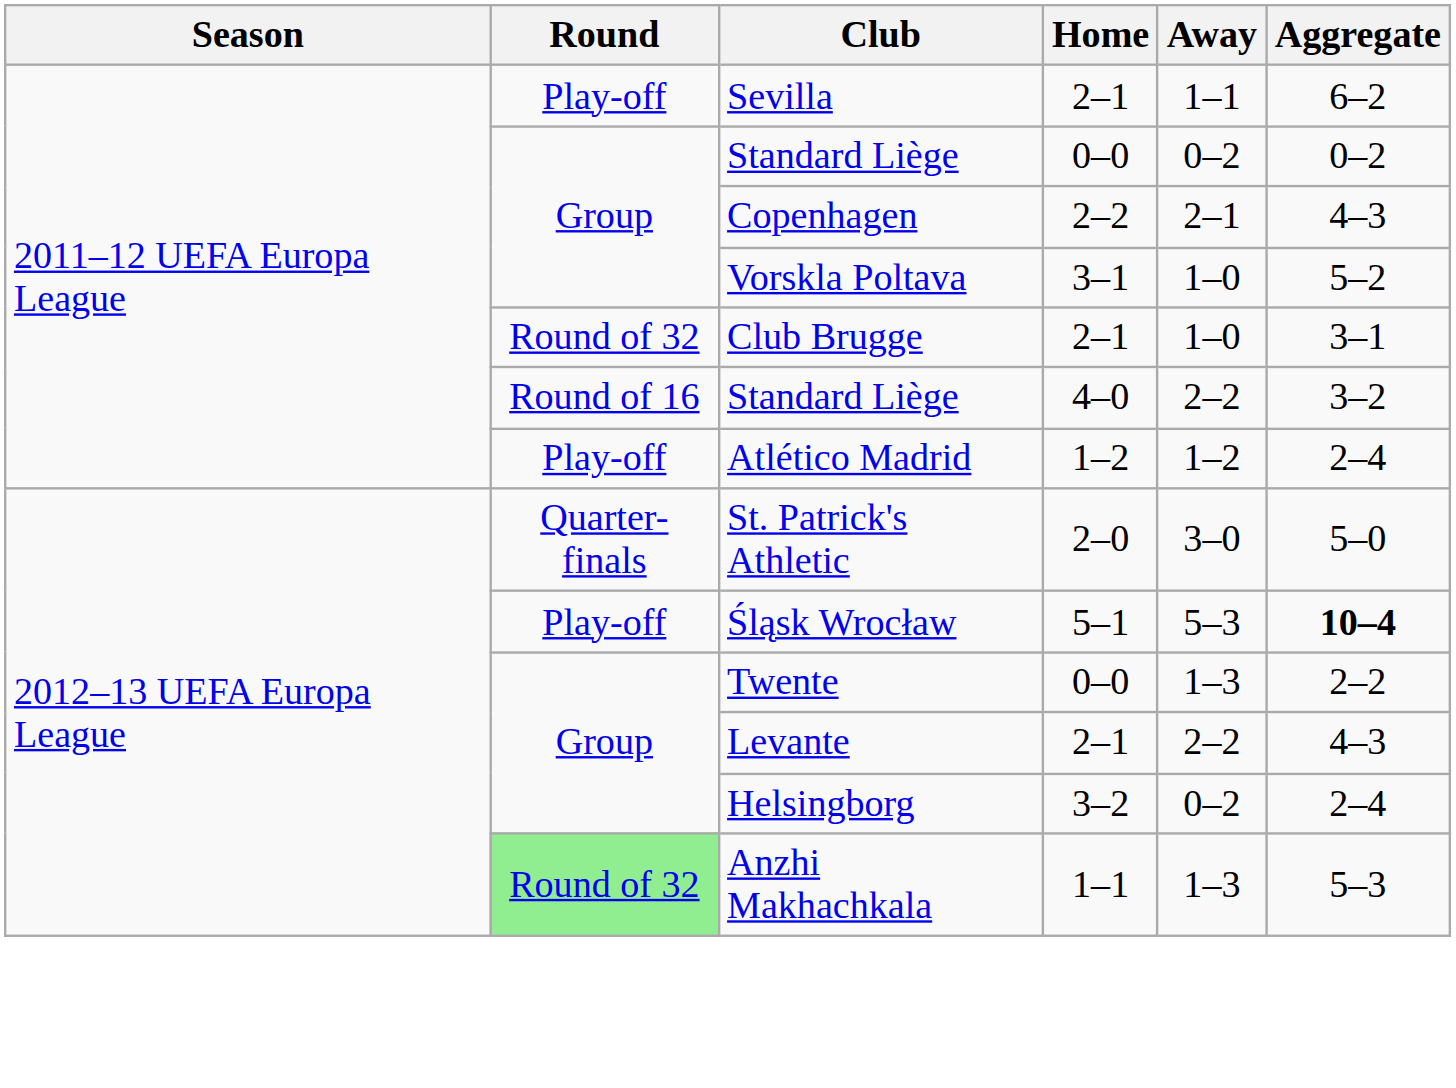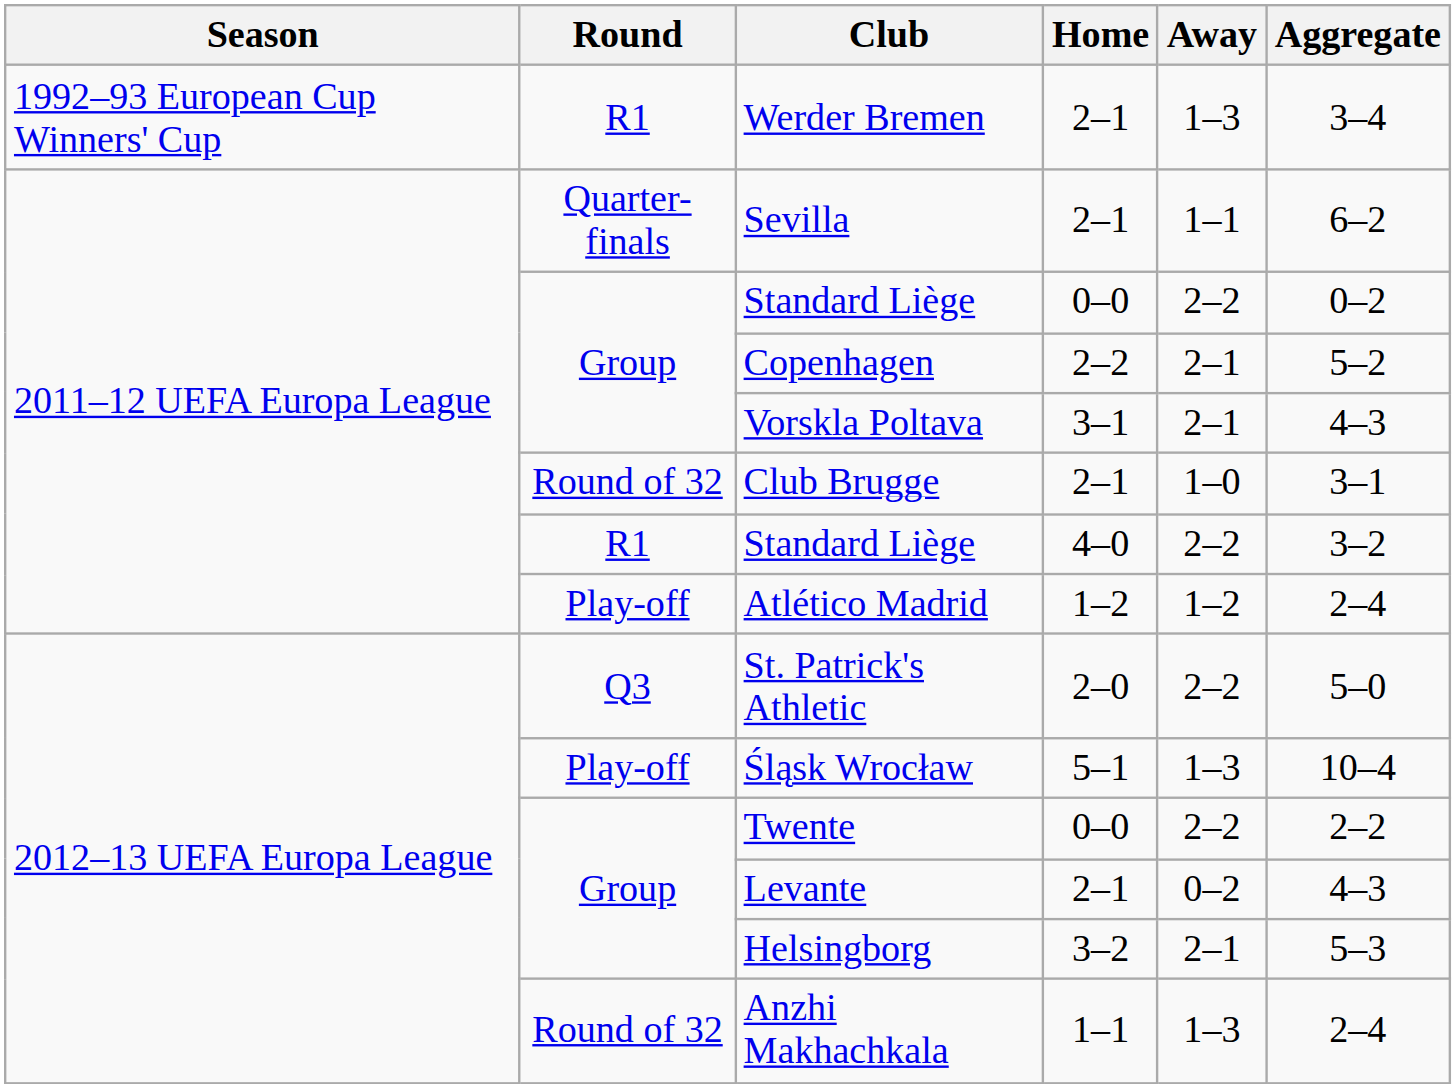+ row: (864, 116)
(604, 95) Play-off -> (628, 219) Quarter-finals
(1212, 155) 0–2 -> (1212, 301) 2–2
(1358, 215) 4–3 -> (1358, 361) 5–2
(1212, 276) 1–0 -> (1212, 422) 2–1
(1358, 276) 5–2 -> (1358, 422) 4–3
(604, 397) Round of 16 -> (628, 543) R1
(604, 539) Quarter-finals -> (628, 685) Q3
(1212, 539) 3–0 -> (1212, 685) 2–2
(1212, 621) 5–3 -> (1212, 767) 1–3
(1358, 621) bold -> (1358, 767) normal
(1212, 681) 1–3 -> (1212, 827) 2–2
(1212, 741) 2–2 -> (1212, 887) 0–2
(1212, 802) 0–2 -> (1212, 948) 2–1
(1358, 802) 2–4 -> (1358, 948) 5–3
(604, 884) lightgreen background -> (628, 1030) no background
(1358, 884) 5–3 -> (1358, 1030) 2–4
